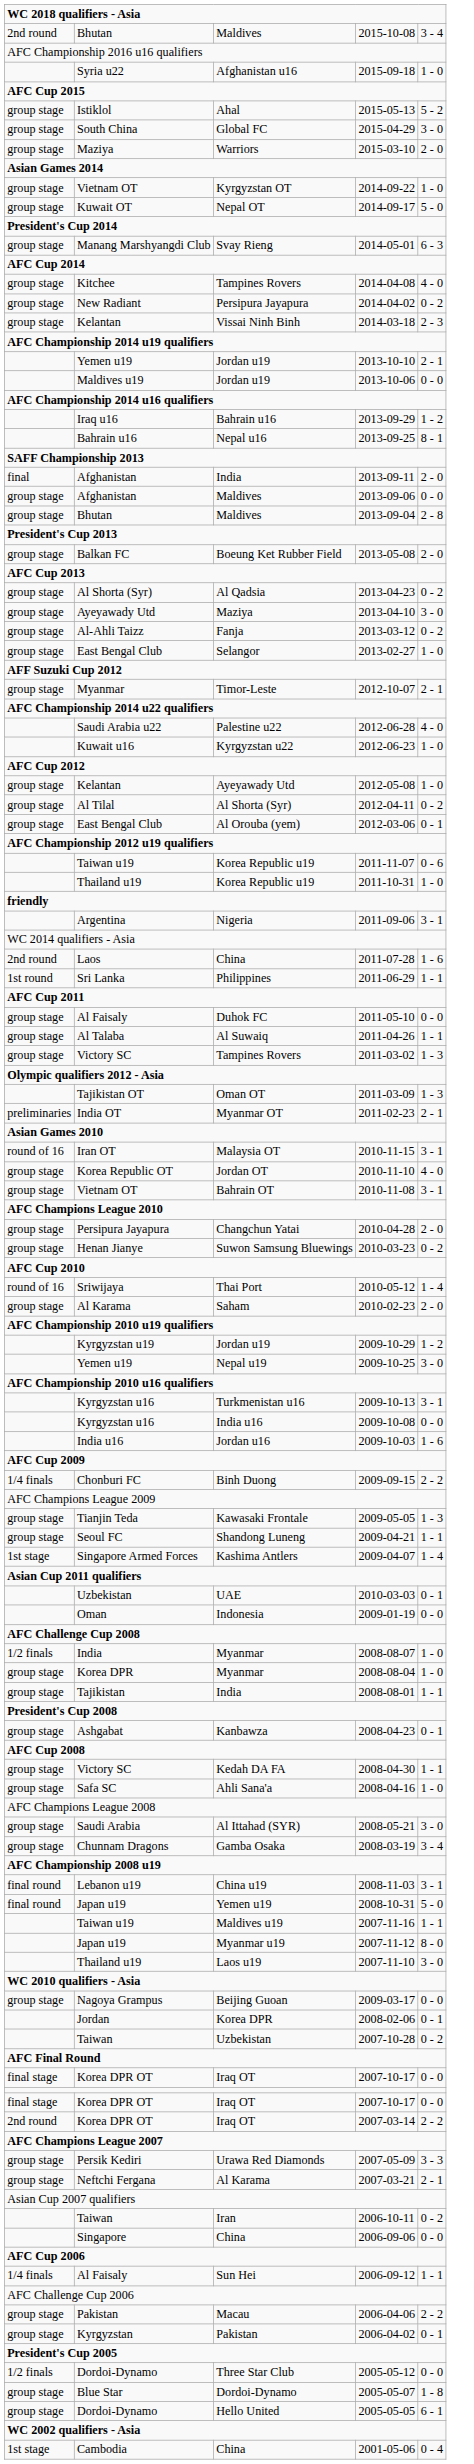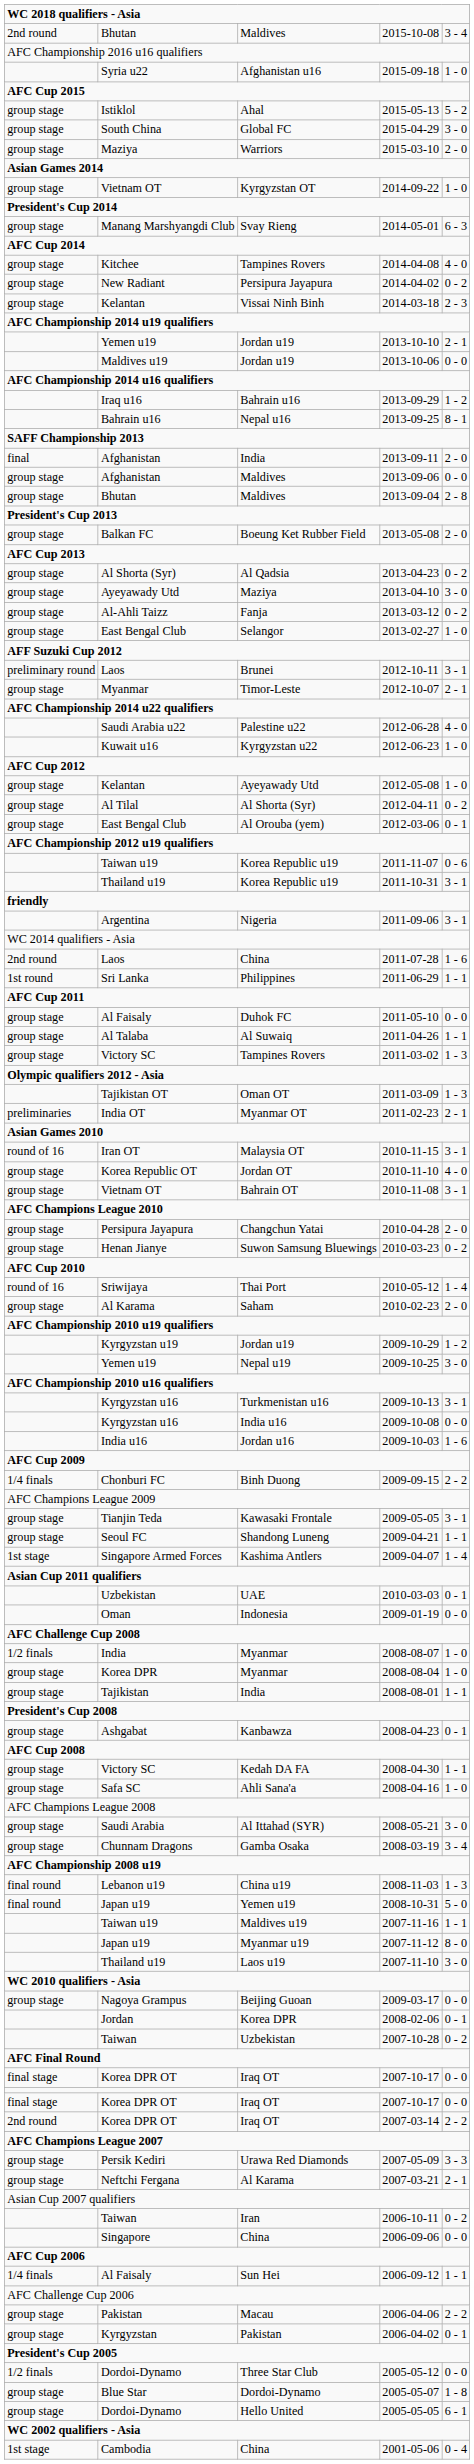- row: (240, 206)
+ row: (257, 669)
(432, 881) 1 - 0 -> (456, 881) 3 - 1
(432, 1518) 1 - 3 -> (456, 1518) 3 - 1
(432, 1884) 3 - 1 -> (456, 1884) 1 - 3
